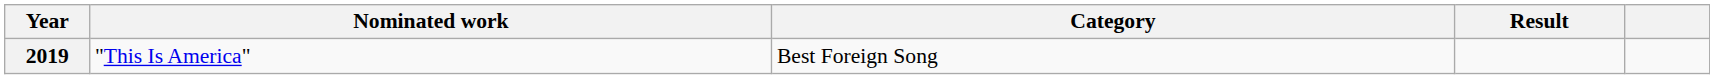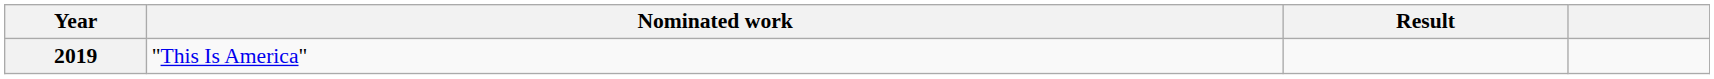- column: (1113, 21)
